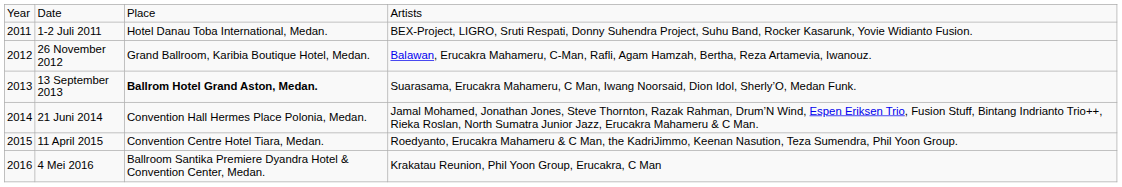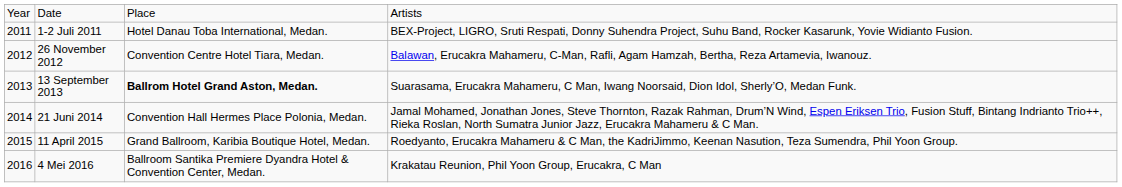(248, 55) Grand Ballroom, Karibia Boutique Hotel, Medan. -> (225, 55) Convention Centre Hotel Tiara, Medan.
(225, 141) Convention Centre Hotel Tiara, Medan. -> (248, 141) Grand Ballroom, Karibia Boutique Hotel, Medan.
